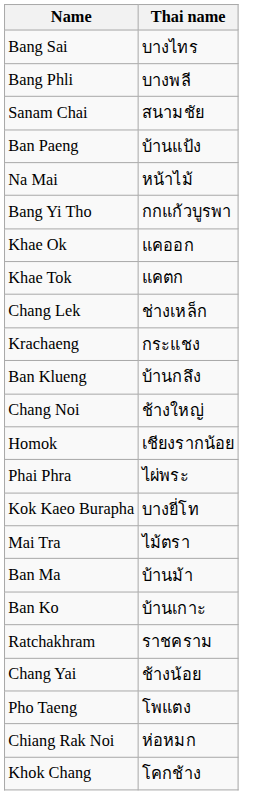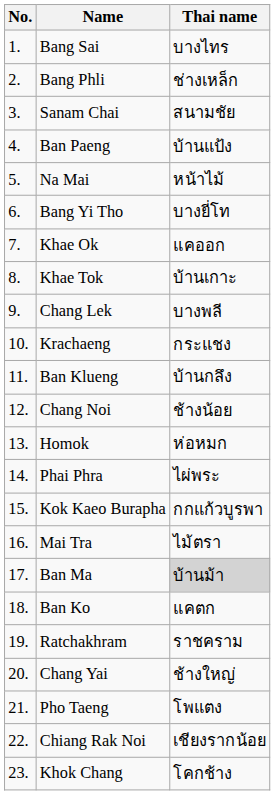+ column: (20, 17)
(166, 80) บางพลี -> (206, 80) ช่างเหล็ก
(187, 212) กกแก้วบูรพา -> (202, 212) บางยี่โท
(163, 278) แคตก -> (205, 278) บ้านเกาะ
(174, 311) ช่างเหล็ก -> (198, 311) บางพลี
(173, 410) ช้างใหญ่ -> (203, 410) ช้างน้อย
(188, 443) เชียงรากน้อย -> (200, 443) ห่อหมก
(170, 509) บางยี่โท -> (218, 509) กกแก้วบูรพา
(167, 575) no background -> (199, 575) lightgrey background
(174, 608) บ้านเกาะ -> (194, 608) แคตก
(171, 674) ช้างน้อย -> (204, 674) ช้างใหญ่
(169, 740) ห่อหมก -> (220, 740) เชียงรากน้อย
